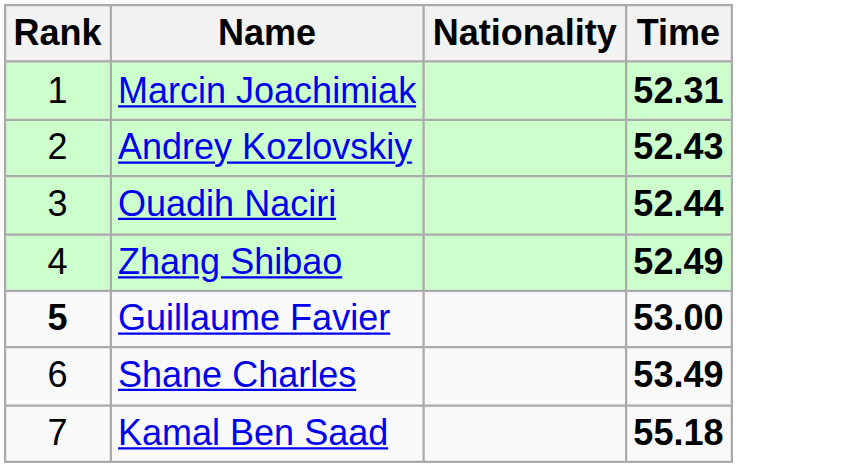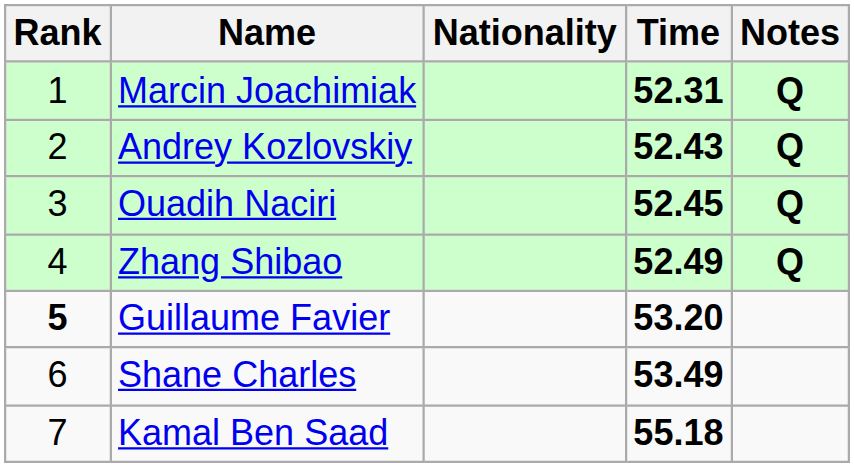+ column: (790, 33)
(678, 204) 52.44 -> (678, 204) 52.45
(678, 318) 53.00 -> (678, 318) 53.20
